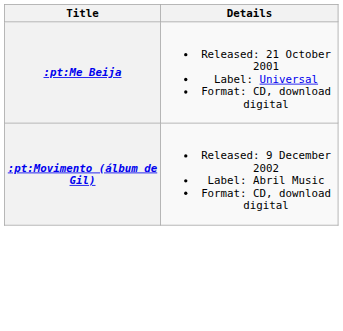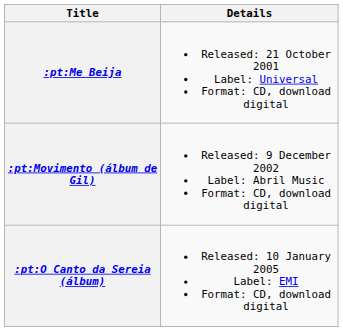+ row: (83, 276)
